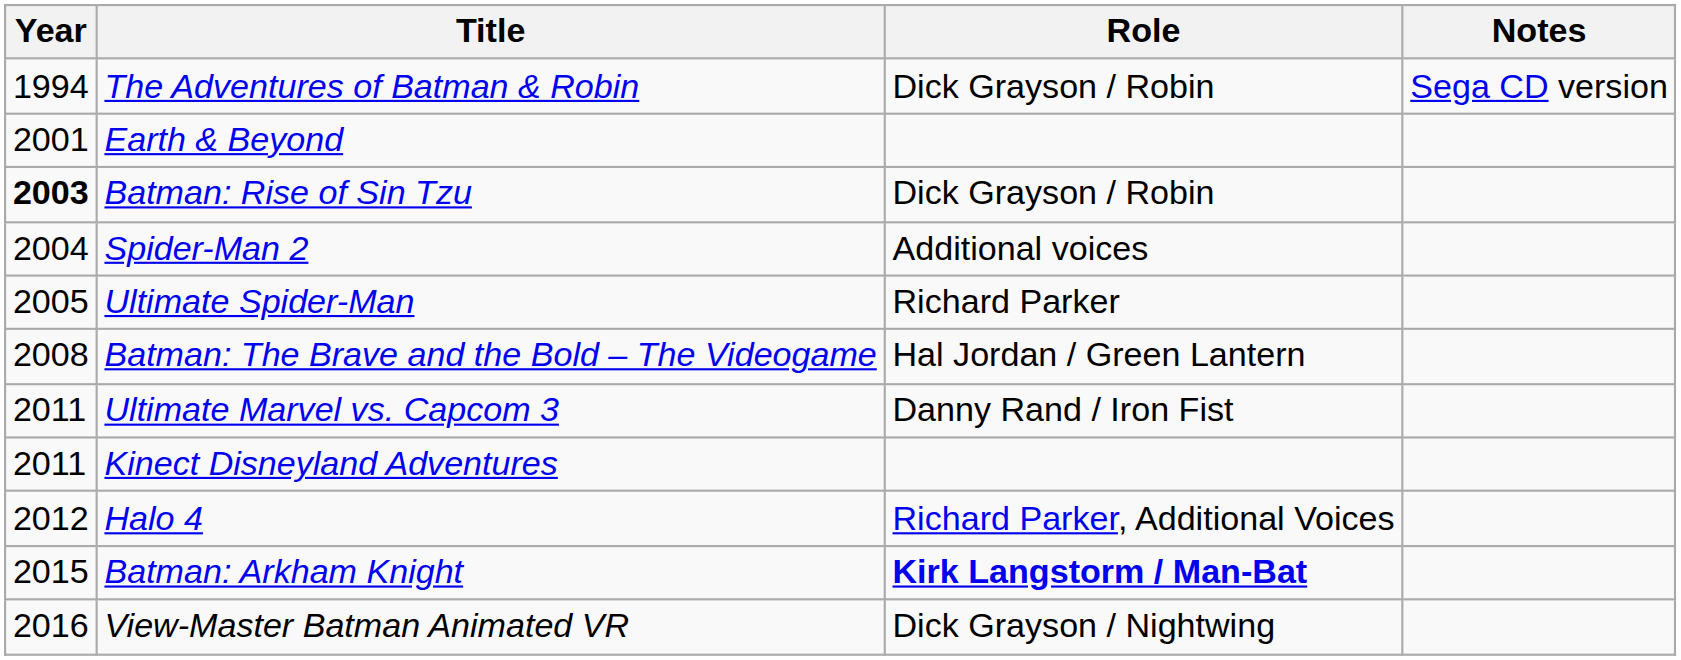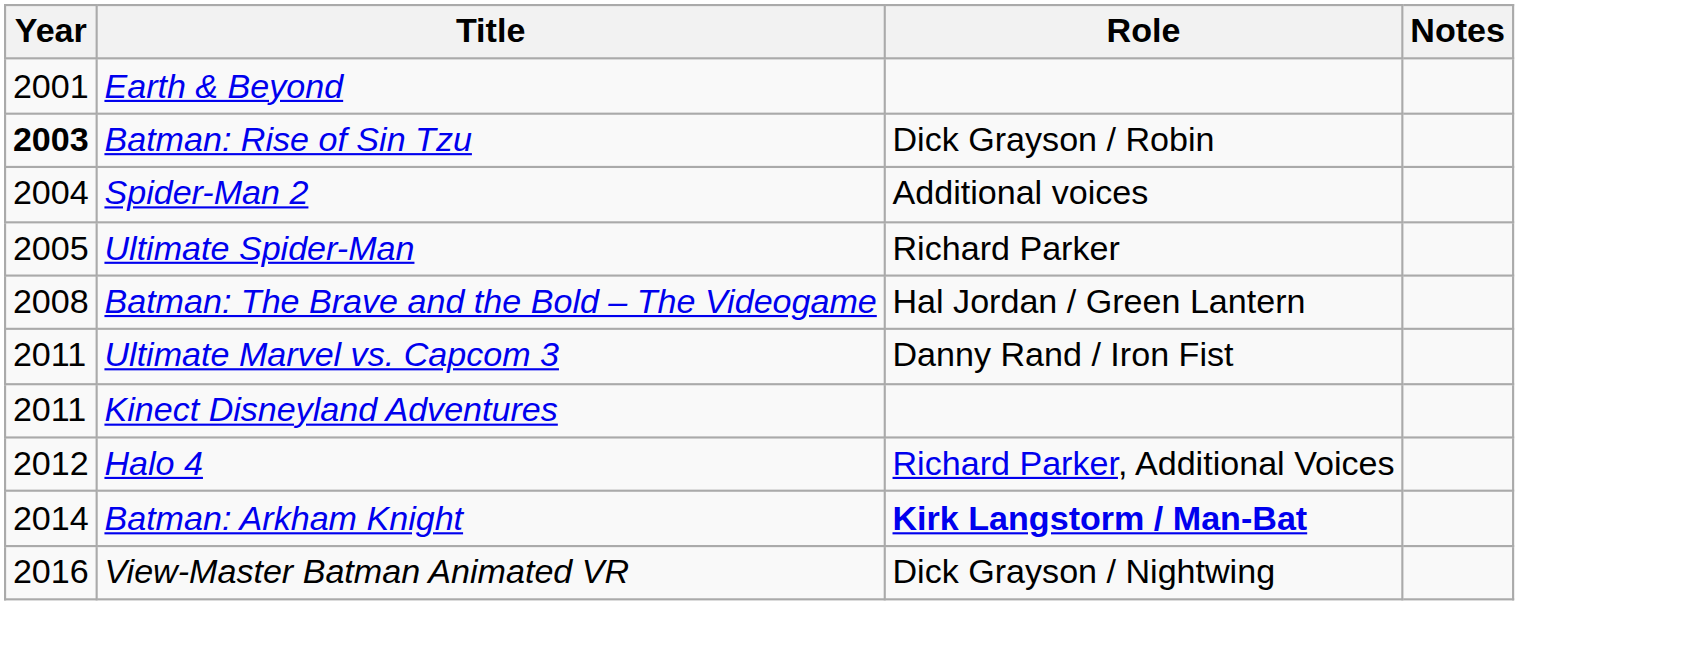- row: (372, 85)
(51, 572) 2015 -> (51, 517) 2014
